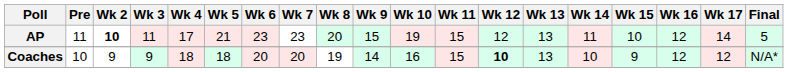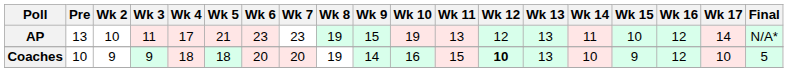(80, 36) 11 -> (80, 36) 13
(112, 36) bold -> (112, 36) normal
(335, 36) 20 -> (335, 36) 19
(457, 36) 15 -> (457, 36) 13
(764, 36) 5 -> (764, 36) N/A*
(723, 57) 12 -> (723, 57) 10
(764, 57) N/A* -> (764, 57) 5
